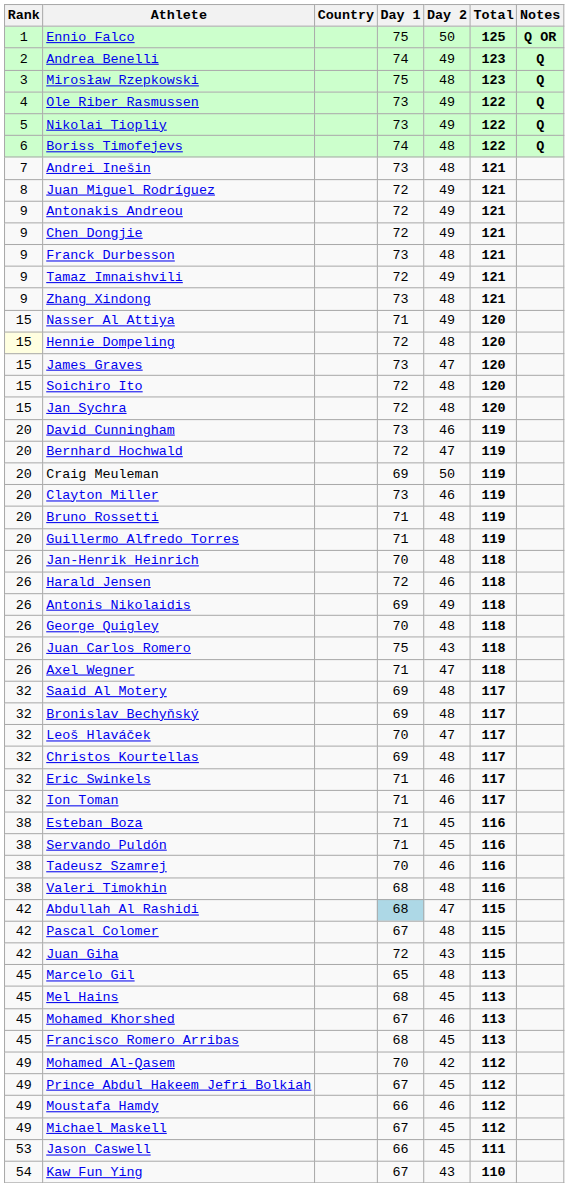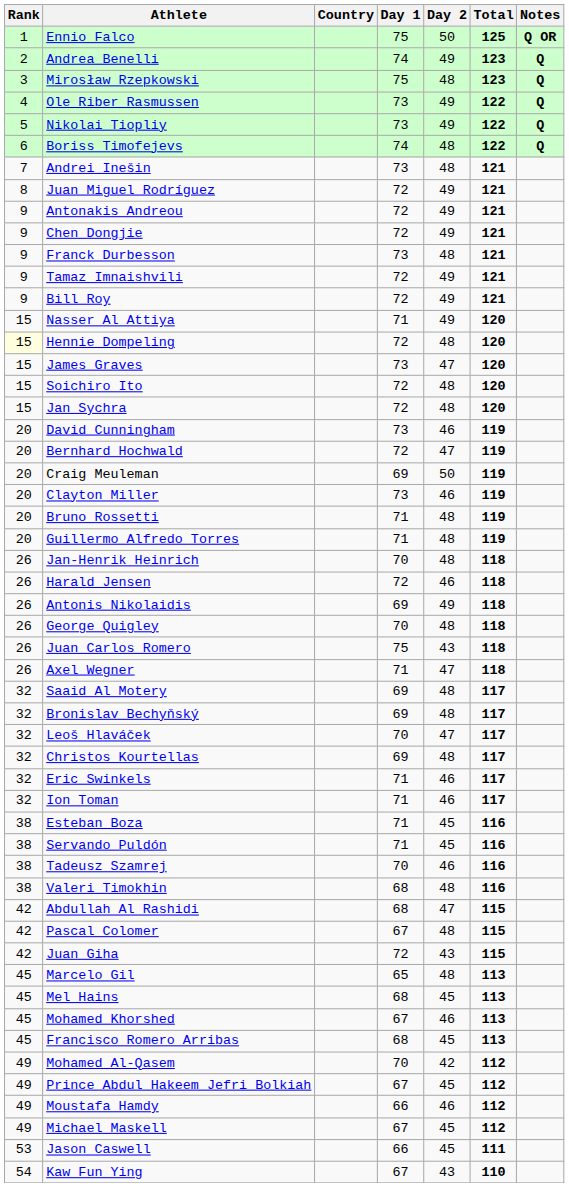+ row: (78, 299)
- row: (98, 299)
(400, 910) lightblue background -> (400, 910) no background
